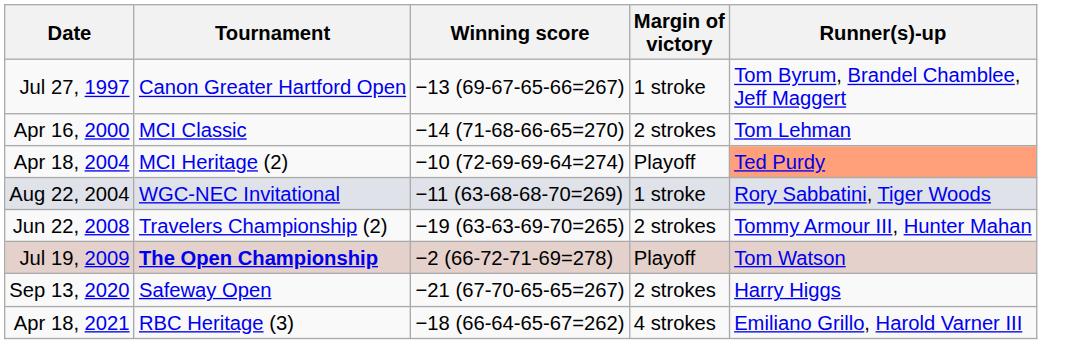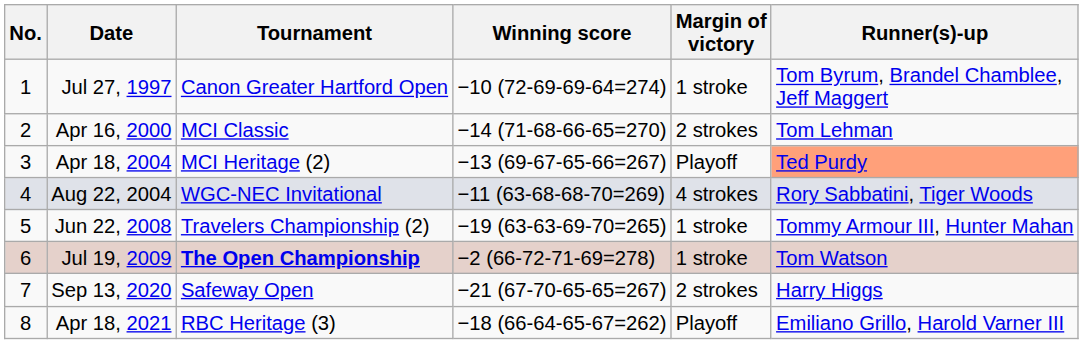+ column: (26, 32)
(520, 87) −13 (69-67-65-66=267) -> (562, 87) −10 (72-69-69-64=274)
(520, 162) −10 (72-69-69-64=274) -> (562, 162) −13 (69-67-65-66=267)
(670, 194) 1 stroke -> (717, 194) 4 strokes
(675, 226) 2 strokes -> (712, 226) 1 stroke
(665, 258) Playoff -> (712, 258) 1 stroke
(675, 322) 4 strokes -> (706, 322) Playoff
